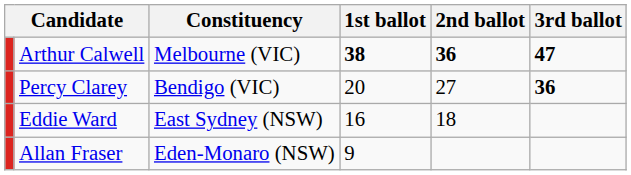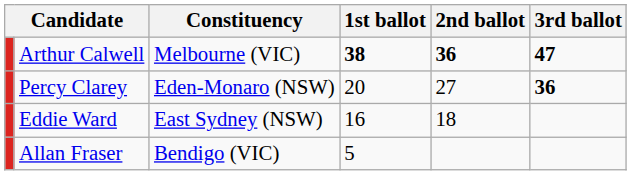(217, 86) Bendigo (VIC) -> (244, 86) Eden-Monaro (NSW)
(244, 152) Eden-Monaro (NSW) -> (217, 152) Bendigo (VIC)
(350, 152) 9 -> (350, 152) 5
